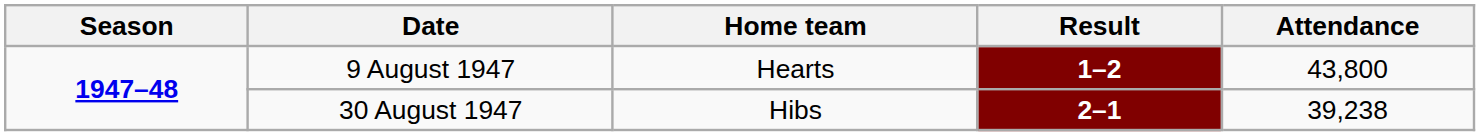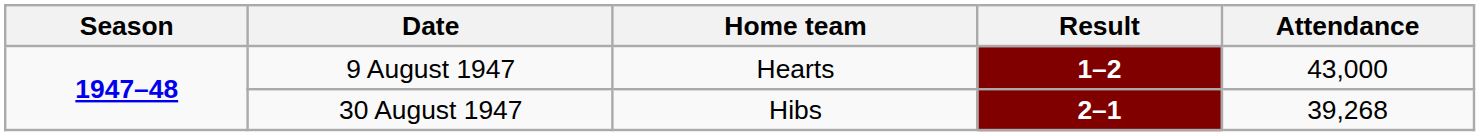(1348, 68) 43,800 -> (1348, 68) 43,000
(1348, 109) 39,238 -> (1348, 109) 39,268
